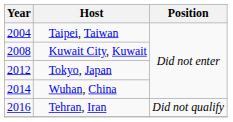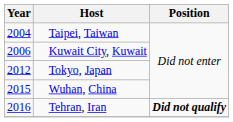(19, 51) 2008 -> (19, 51) 2006
(19, 88) 2014 -> (19, 88) 2015
(188, 107) normal -> (189, 107) bold
